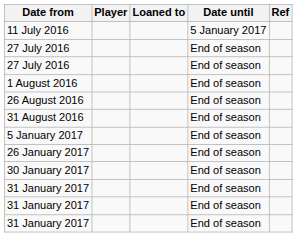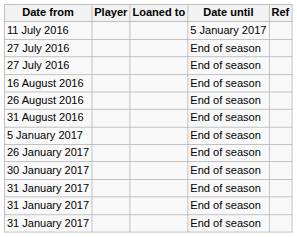- row: (42, 83)
+ row: (45, 83)
